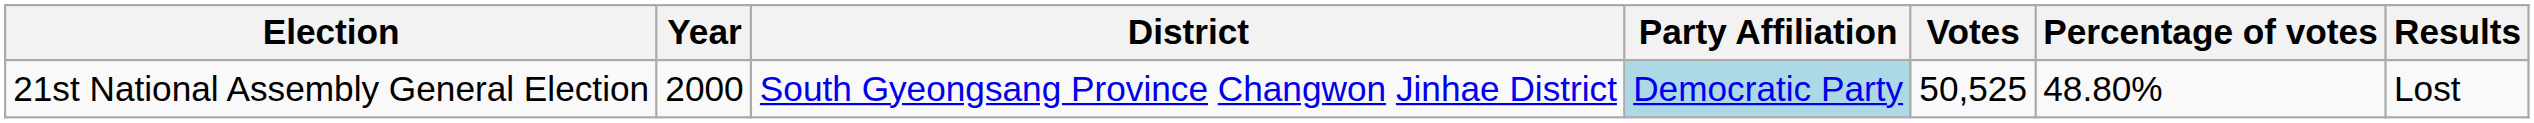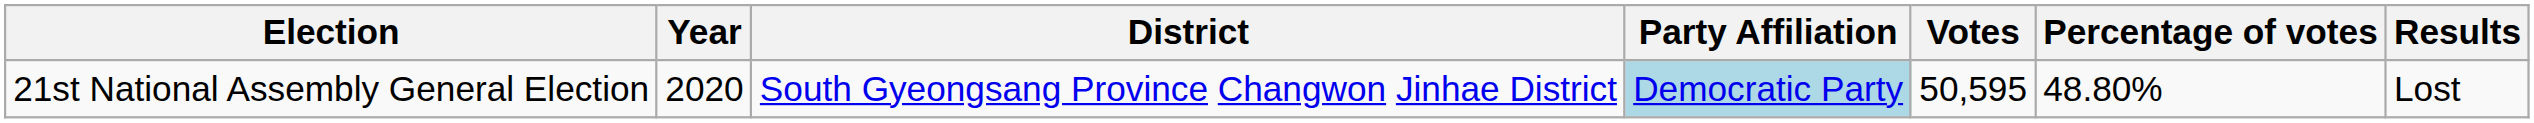(704, 88) 2000 -> (704, 88) 2020
(1973, 88) 50,525 -> (1973, 88) 50,595
